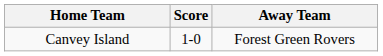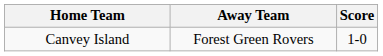columns swapped: (191, 16) <-> (295, 16)
